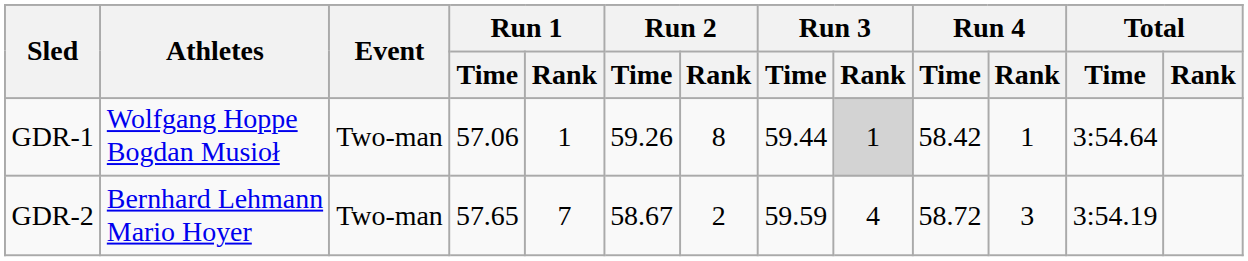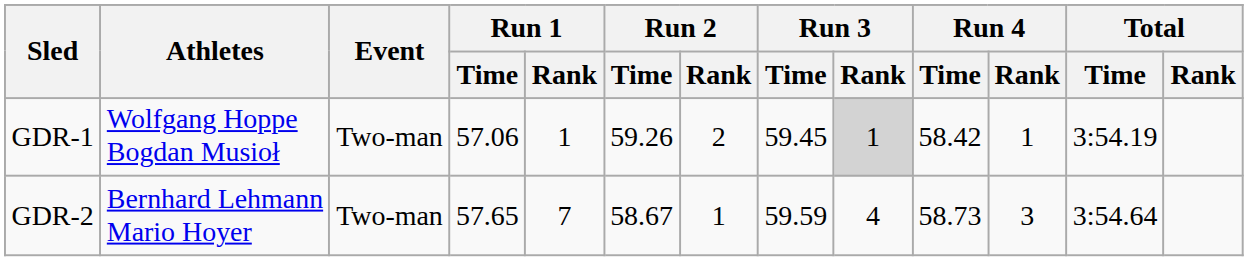(719, 136) 8 -> (719, 136) 2
(796, 136) 59.44 -> (796, 136) 59.45
(1115, 136) 3:54.64 -> (1115, 136) 3:54.19
(719, 215) 2 -> (719, 215) 1
(950, 215) 58.72 -> (950, 215) 58.73
(1115, 215) 3:54.19 -> (1115, 215) 3:54.64
